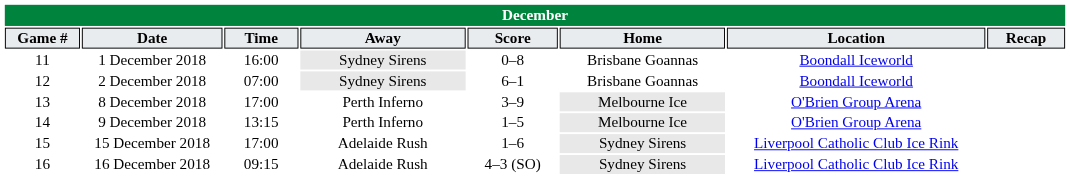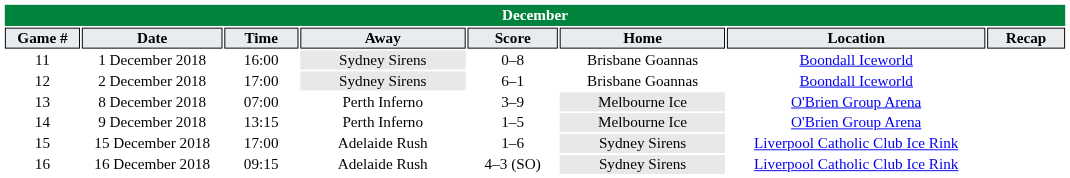(261, 80) 07:00 -> (261, 80) 17:00
(261, 101) 17:00 -> (261, 101) 07:00
